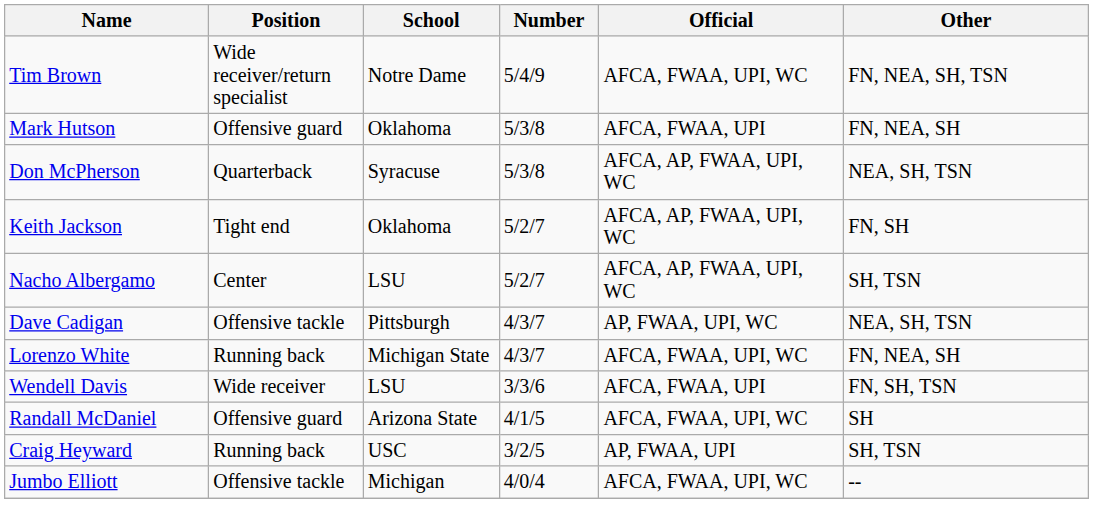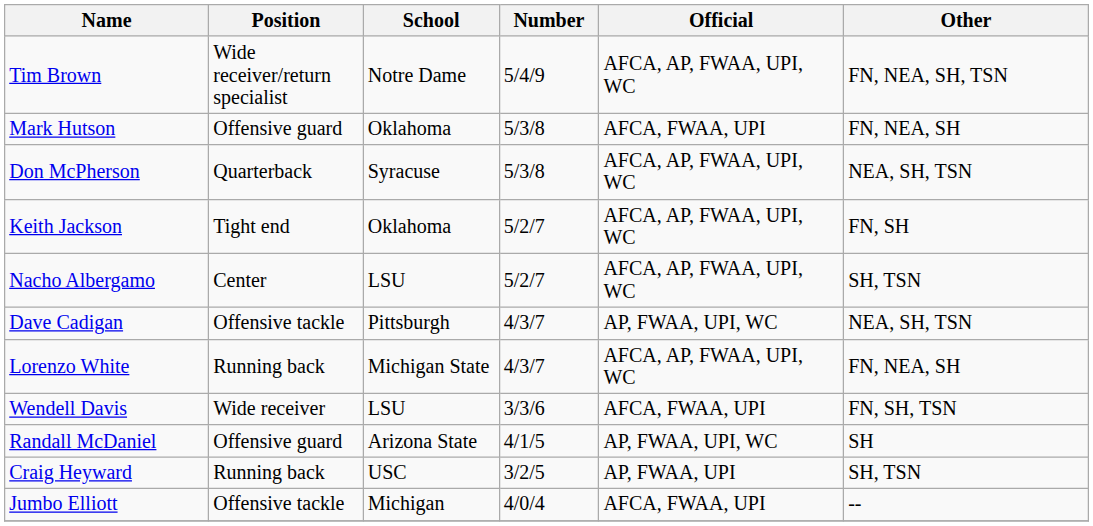(705, 74) AFCA, FWAA, UPI, WC -> (703, 74) AFCA, AP, FWAA, UPI, WC
(705, 354) AFCA, FWAA, UPI, WC -> (703, 366) AFCA, AP, FWAA, UPI, WC
(705, 418) AFCA, FWAA, UPI, WC -> (690, 440) AP, FWAA, UPI, WC
(705, 481) AFCA, FWAA, UPI, WC -> (685, 504) AFCA, FWAA, UPI
